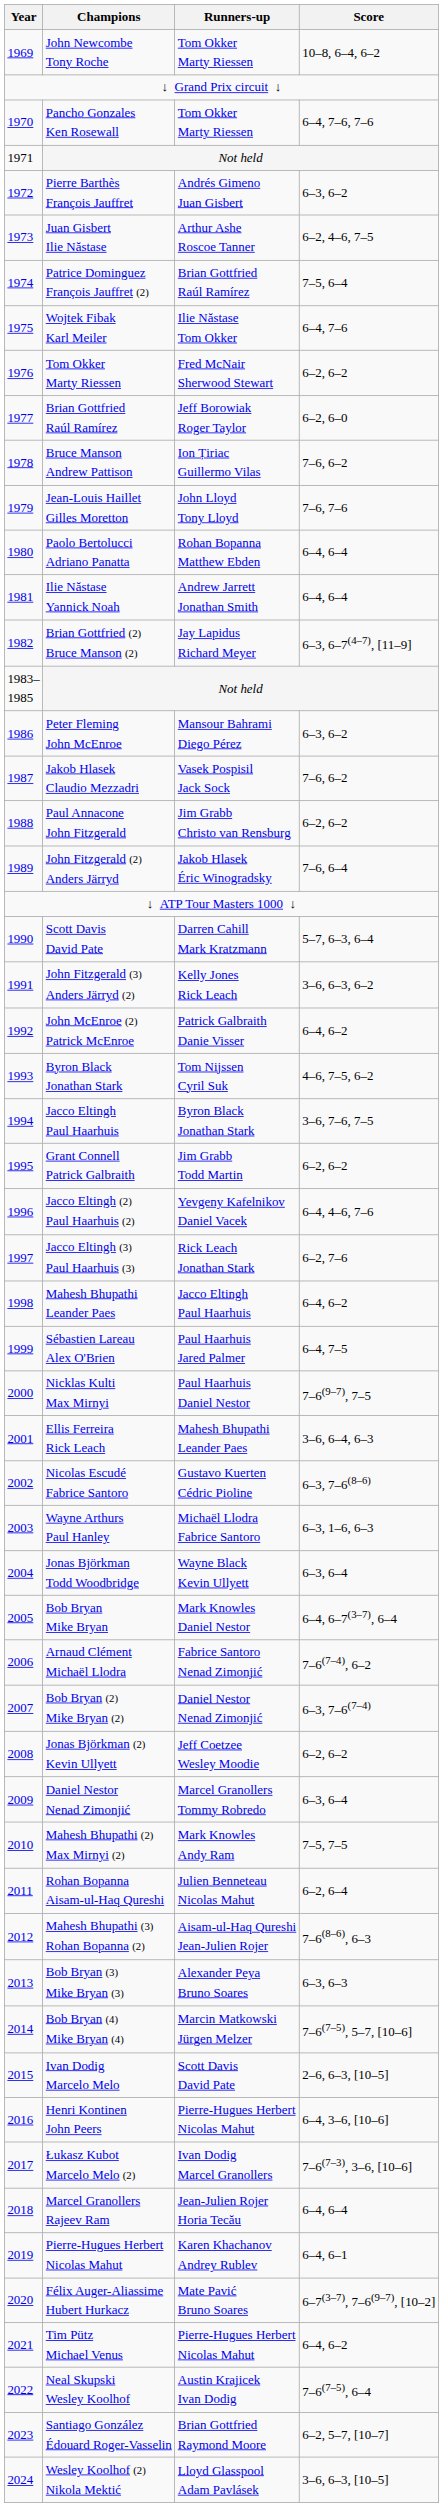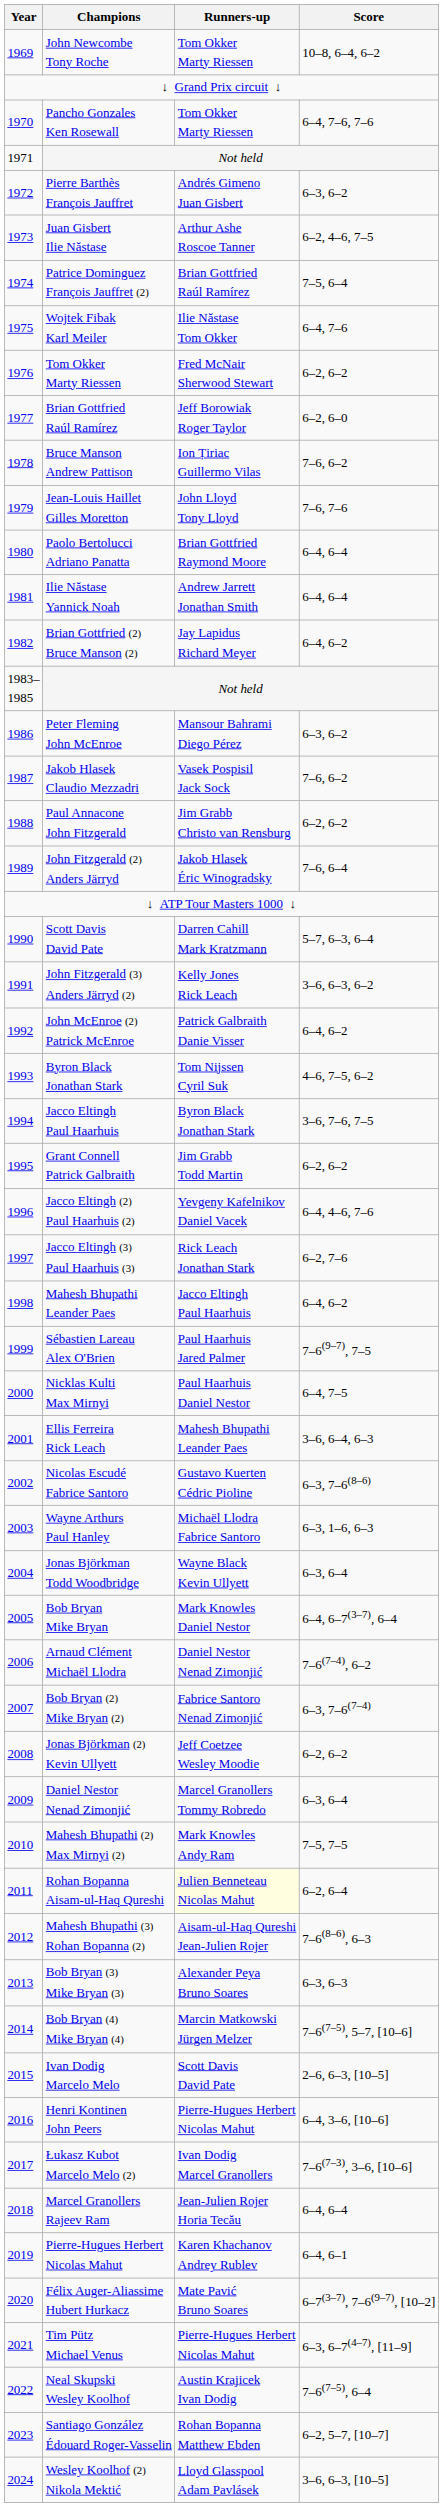(219, 552) Rohan Bopanna Matthew Ebden -> (222, 552) Brian Gottfried Raymond Moore
(357, 643) 6–3, 6–7(4–7), [11–9] -> (325, 643) 6–4, 6–2
(325, 1348) 6–4, 7–5 -> (337, 1348) 7–6(9–7), 7–5
(337, 1393) 7–6(9–7), 7–5 -> (325, 1393) 6–4, 7–5
(220, 1662) Fabrice Santoro Nenad Zimonjić -> (220, 1662) Daniel Nestor Nenad Zimonjić
(220, 1708) Daniel Nestor Nenad Zimonjić -> (220, 1708) Fabrice Santoro Nenad Zimonjić
(222, 1890) no background -> (222, 1890) lightyellow background
(325, 2345) 6–4, 6–2 -> (357, 2345) 6–3, 6–7(4–7), [11–9]
(222, 2434) Brian Gottfried Raymond Moore -> (219, 2434) Rohan Bopanna Matthew Ebden
